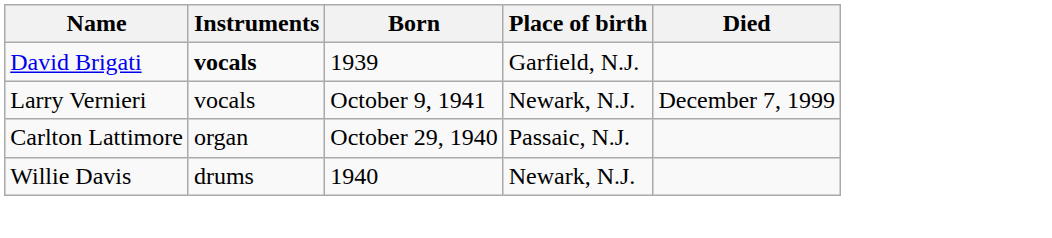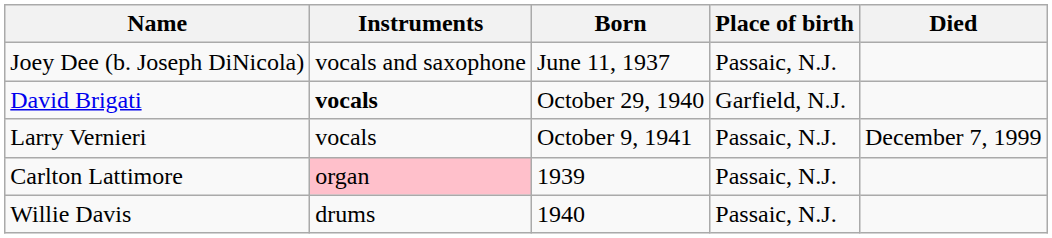+ row: (157, 61)
(354, 61) 1939 -> (621, 99) October 29, 1940
(572, 99) Newark, N.J. -> (776, 137) Passaic, N.J.
(221, 137) no background -> (342, 175) pink background
(414, 137) October 29, 1940 -> (561, 175) 1939
(572, 175) Newark, N.J. -> (776, 213) Passaic, N.J.
